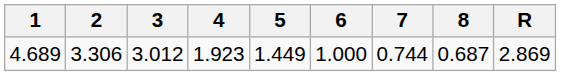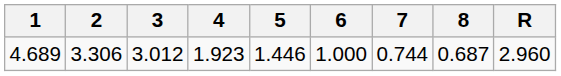(280, 53) 1.449 -> (280, 53) 1.446
(525, 53) 2.869 -> (525, 53) 2.960
